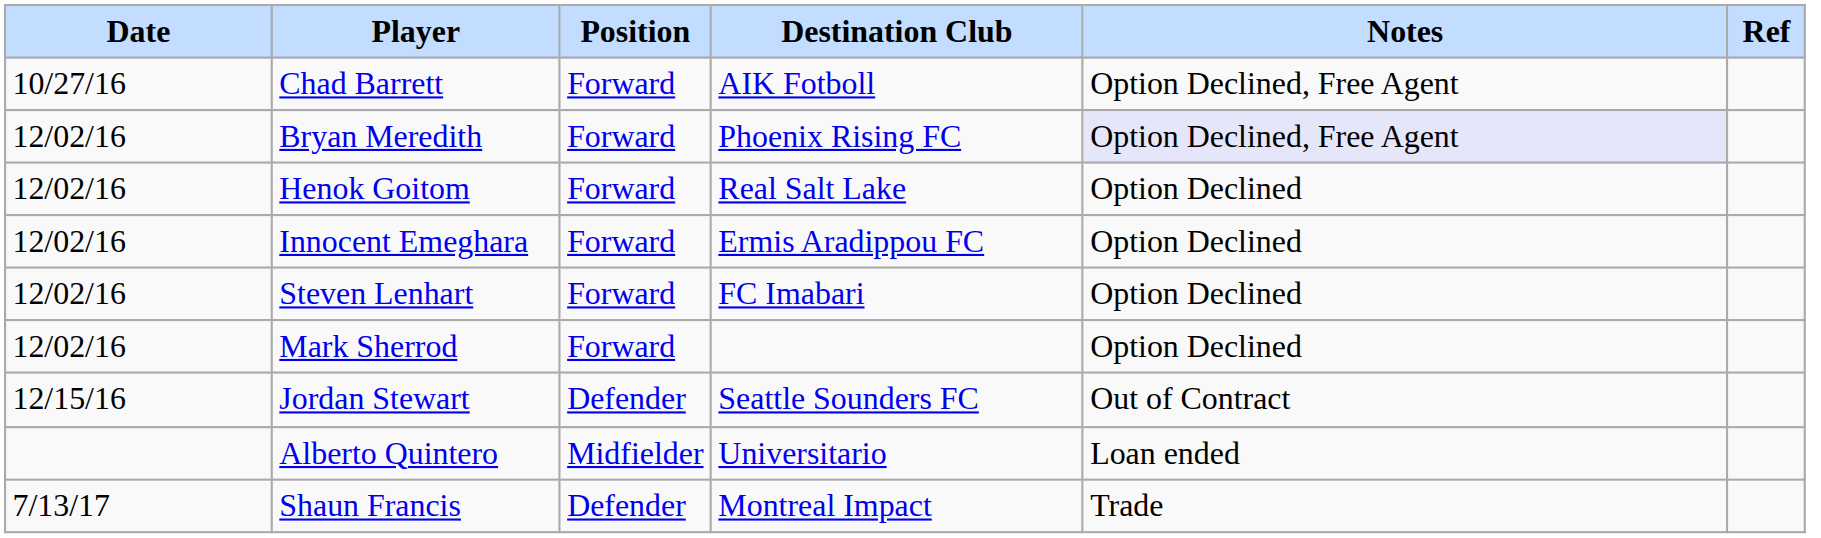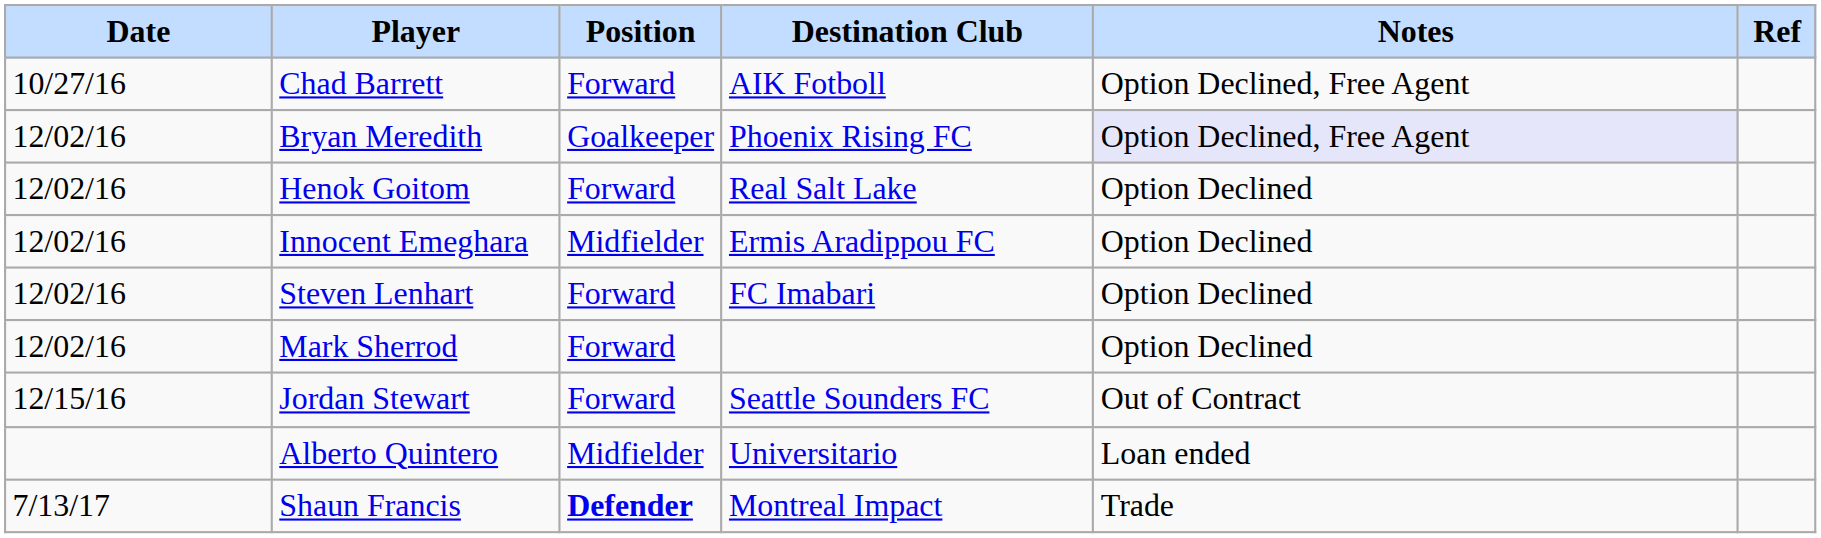(621, 136) Forward -> (641, 136) Goalkeeper
(621, 241) Forward -> (635, 241) Midfielder
(626, 399) Defender -> (621, 399) Forward
(626, 504) normal -> (630, 504) bold
